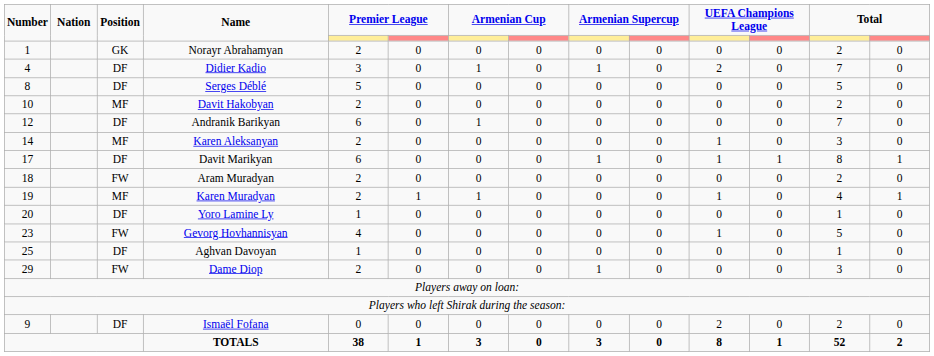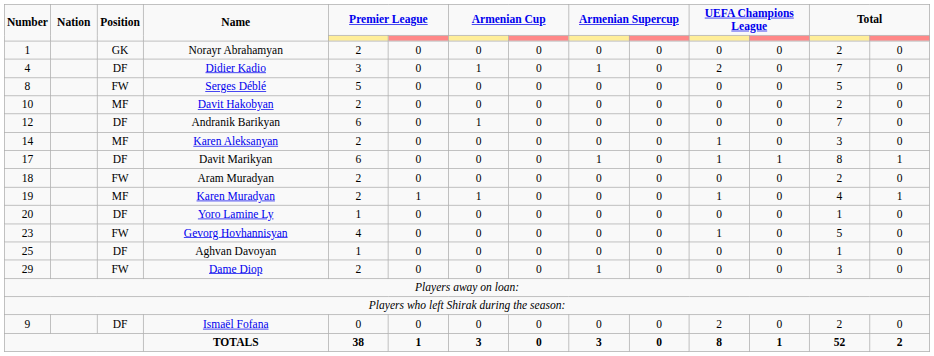(120, 86) DF -> (120, 86) FW
